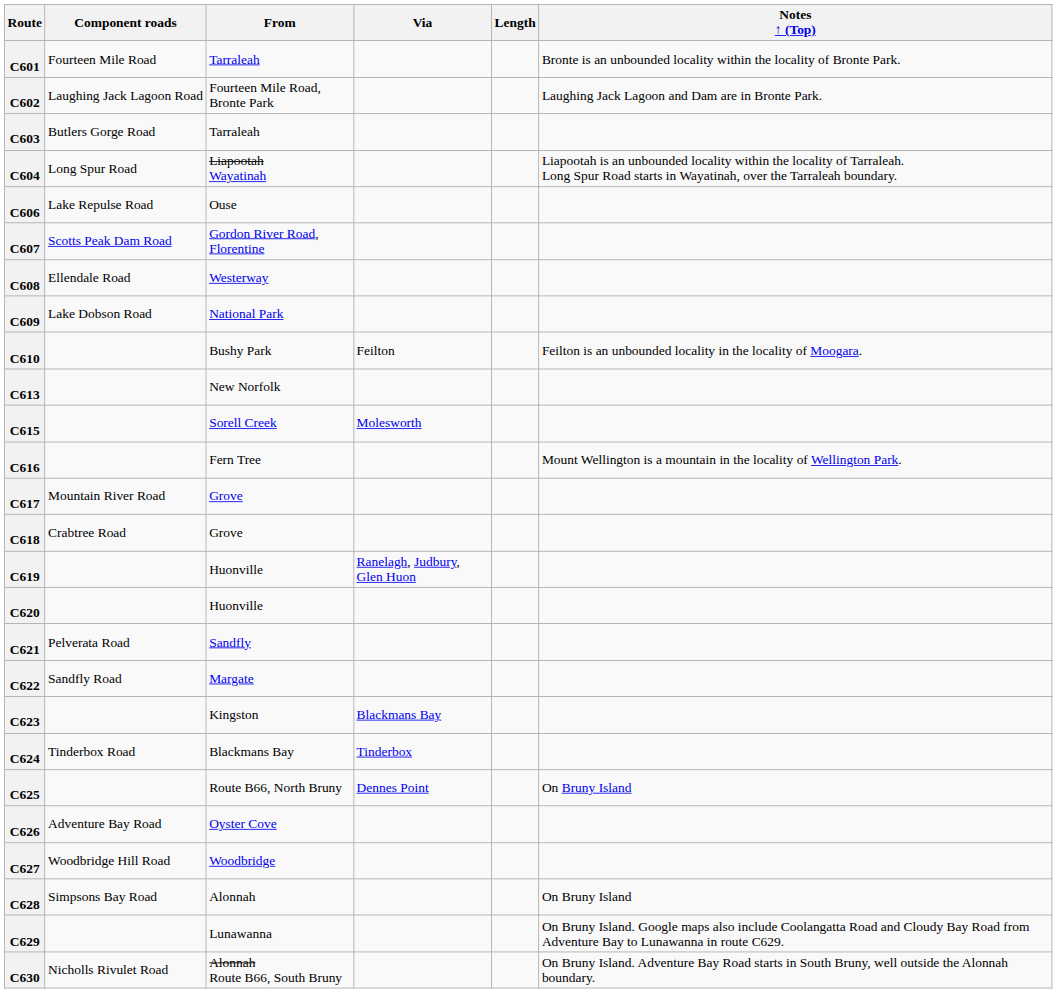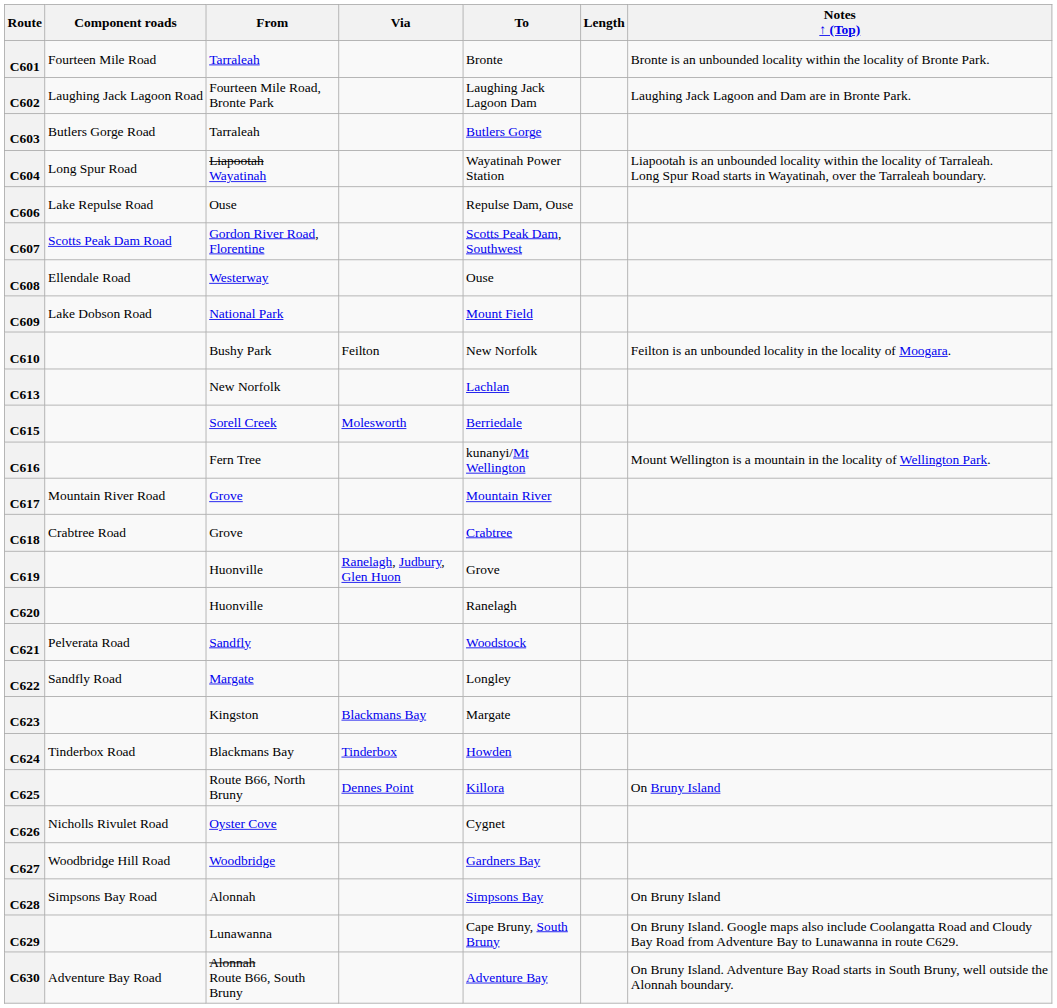+ column: (522, 22)
(105, 824) Adventure Bay Road -> (108, 824) Nicholls Rivulet Road
(108, 970) Nicholls Rivulet Road -> (105, 977) Adventure Bay Road
